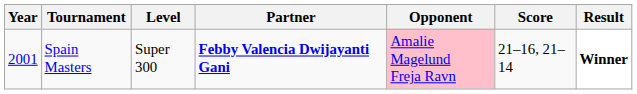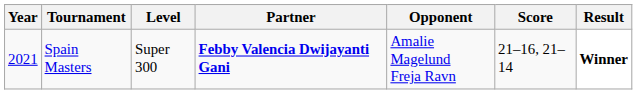(23, 59) 2001 -> (23, 59) 2021
(423, 59) pink background -> (423, 59) no background
